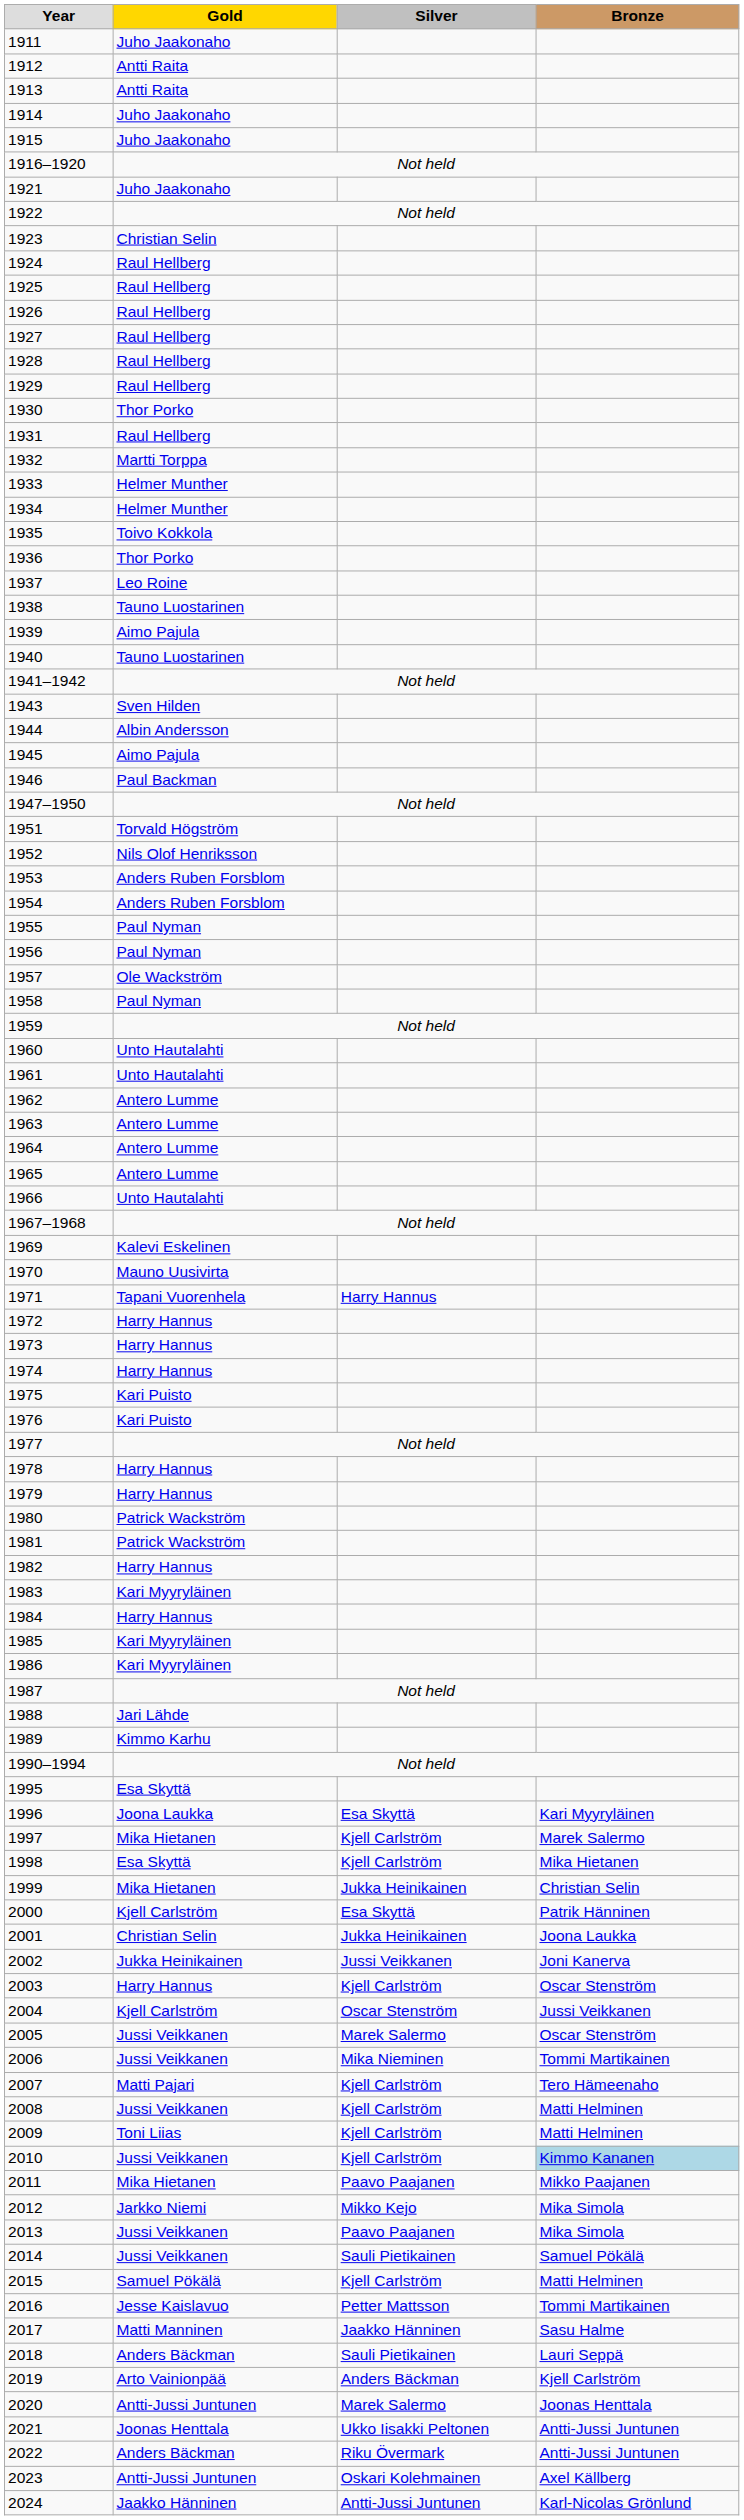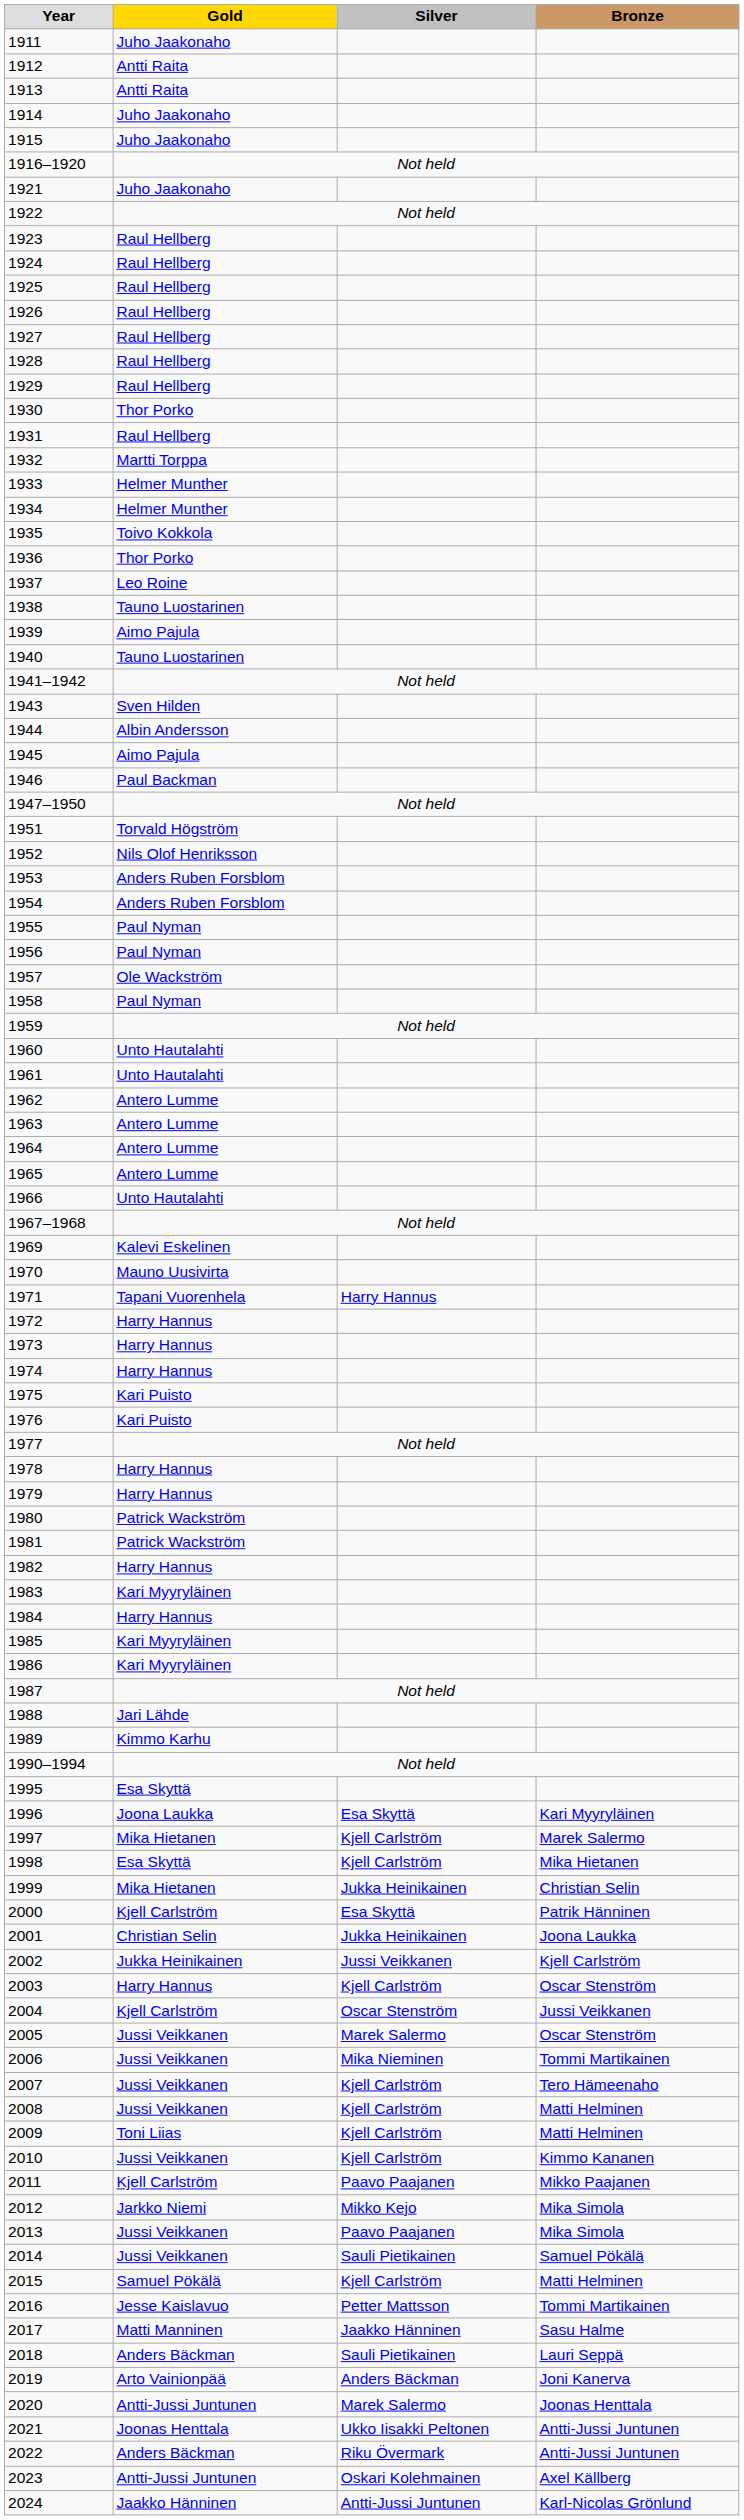(167, 238) Christian Selin -> (164, 238) Raul Hellberg
(585, 1961) Joni Kanerva -> (590, 1961) Kjell Carlström
(155, 2084) Matti Pajari -> (172, 2084) Jussi Veikkanen
(597, 2158) lightblue background -> (597, 2158) no background
(166, 2182) Mika Hietanen -> (167, 2182) Kjell Carlström
(590, 2379) Kjell Carlström -> (585, 2379) Joni Kanerva
